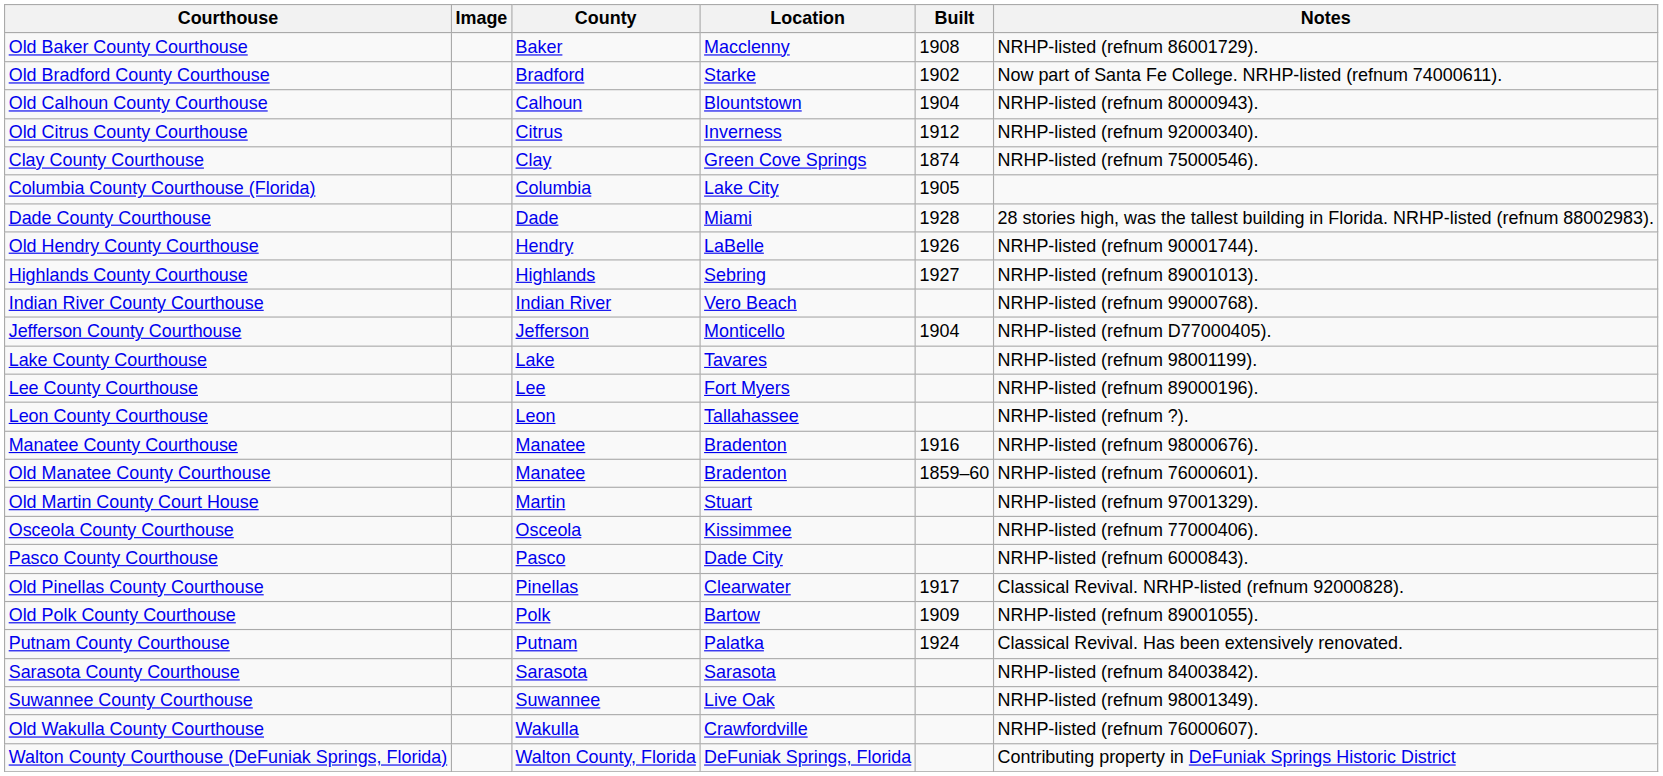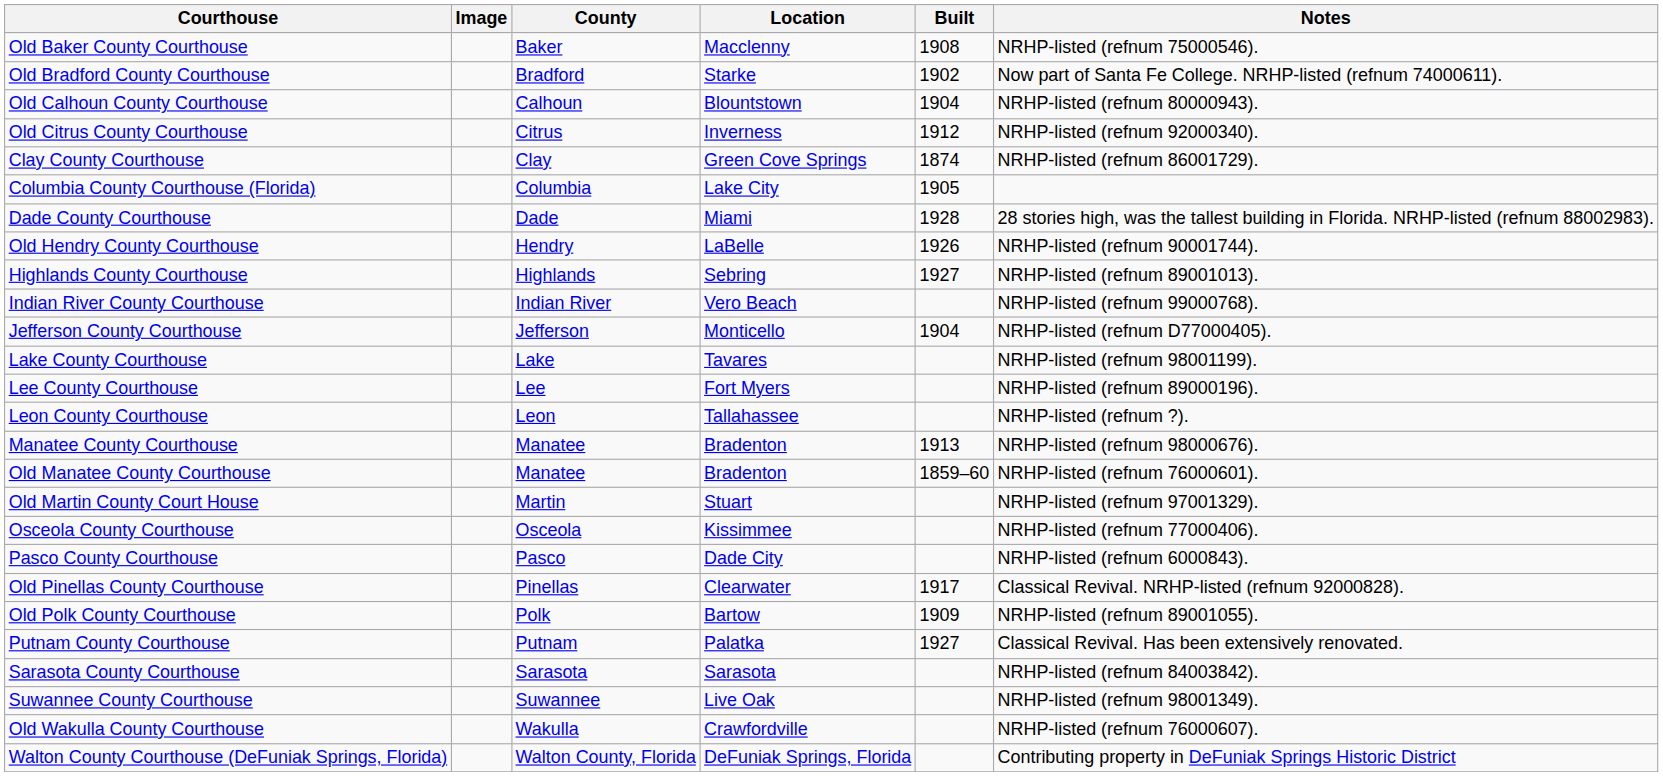(1128, 47) NRHP-listed (refnum 86001729). -> (1128, 47) NRHP-listed (refnum 75000546).
(1128, 160) NRHP-listed (refnum 75000546). -> (1128, 160) NRHP-listed (refnum 86001729).
(939, 445) 1916 -> (939, 445) 1913
(939, 643) 1924 -> (939, 643) 1927
